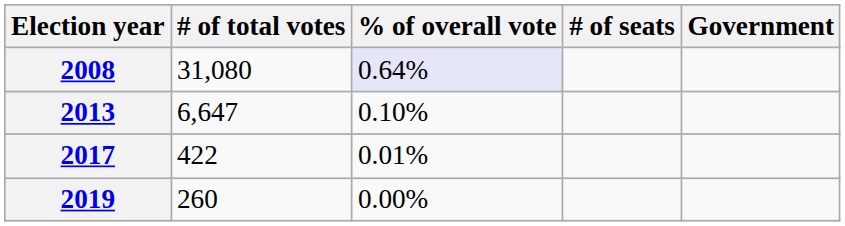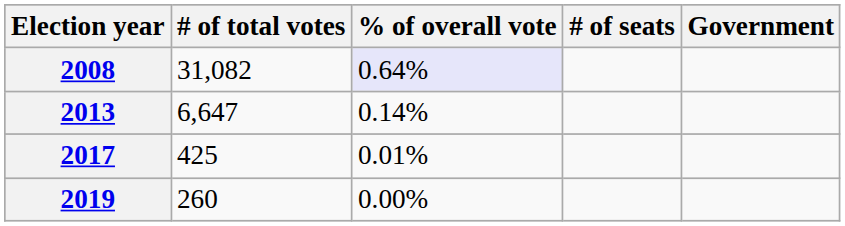(214, 69) 31,080 -> (214, 69) 31,082
(393, 112) 0.10% -> (393, 112) 0.14%
(197, 155) 422 -> (197, 155) 425
